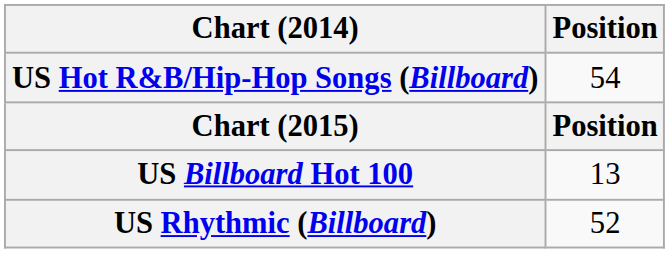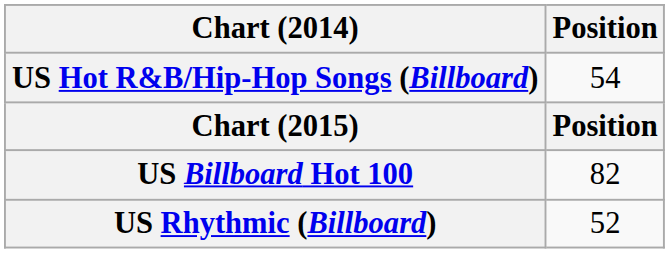(605, 174) 13 -> (605, 174) 82
